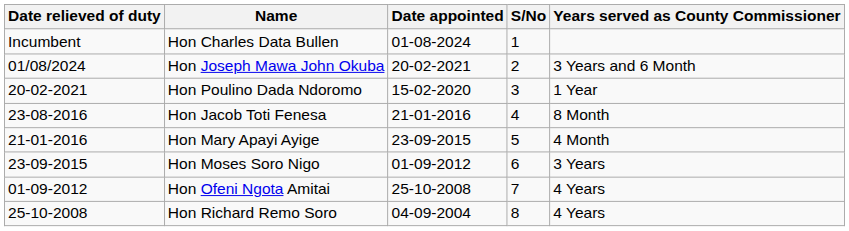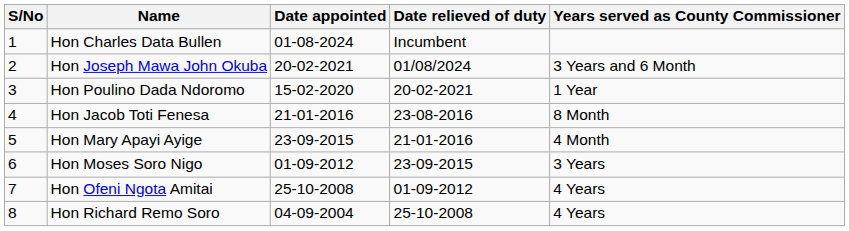columns swapped: (529, 16) <-> (84, 16)
